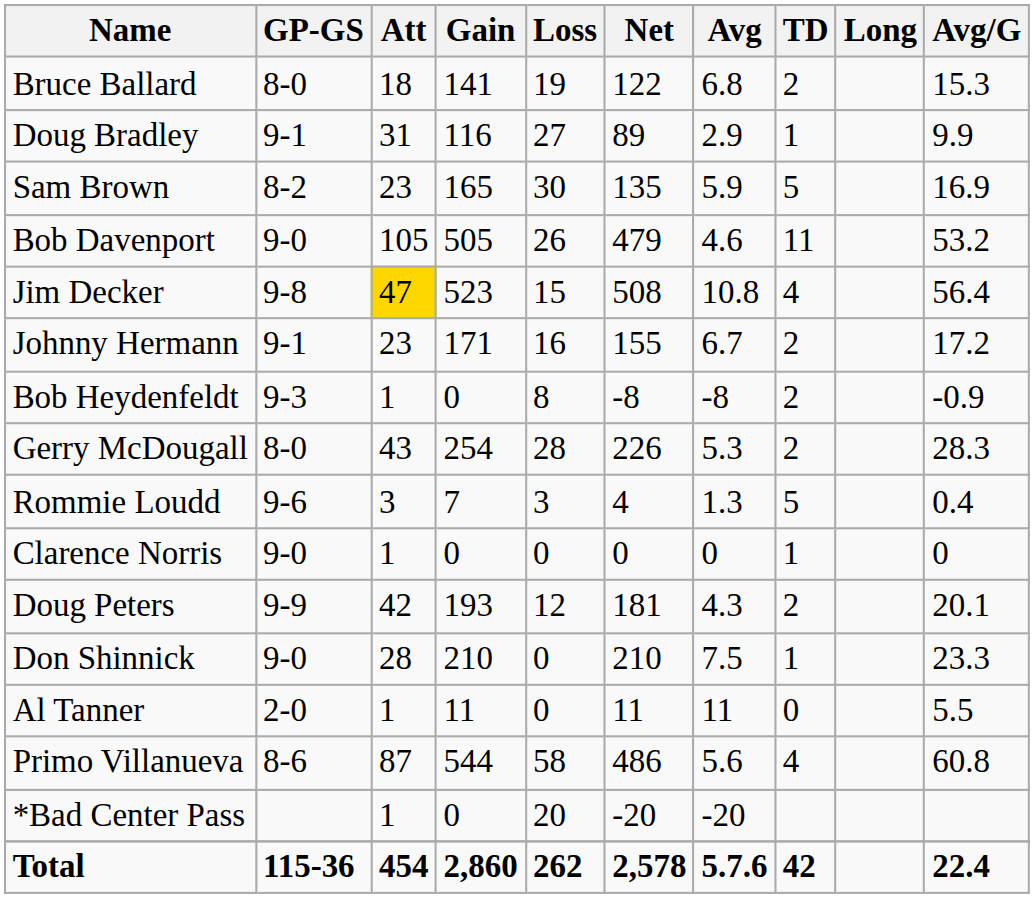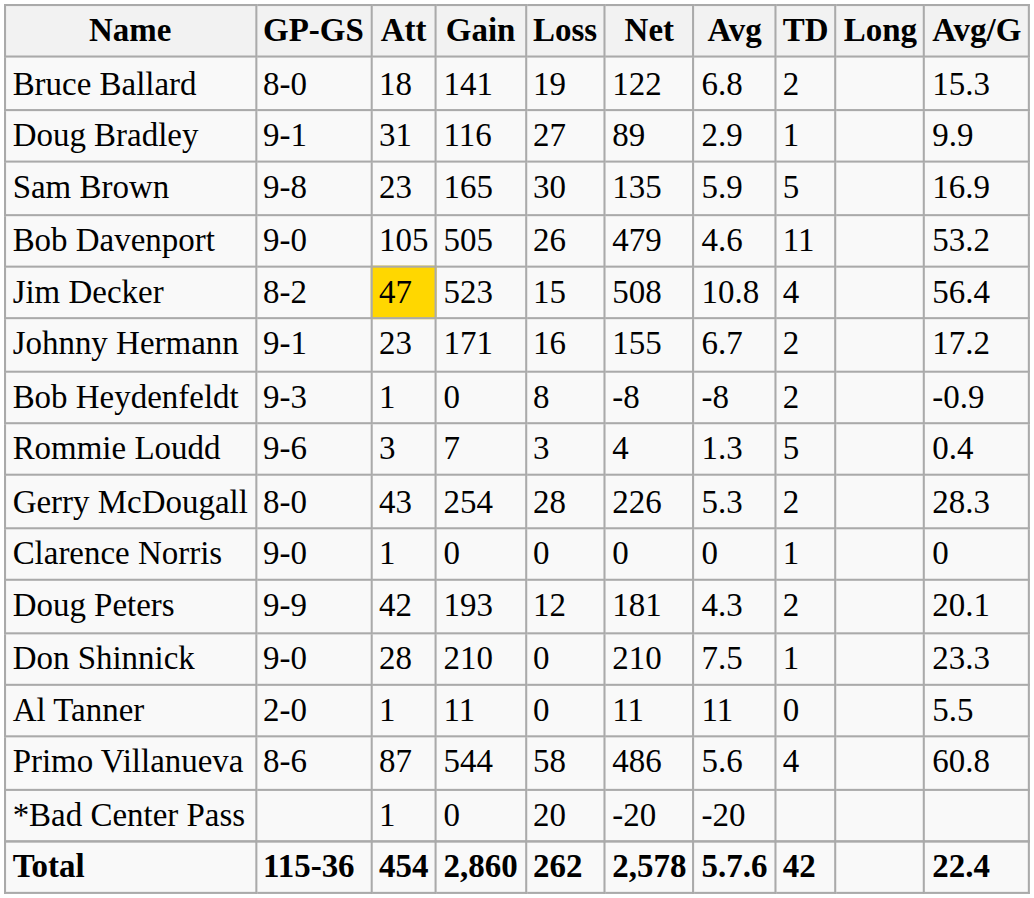(285, 187) 8-2 -> (285, 187) 9-8
(285, 291) 9-8 -> (285, 291) 8-2
rows swapped: (117, 501) <-> (130, 448)
